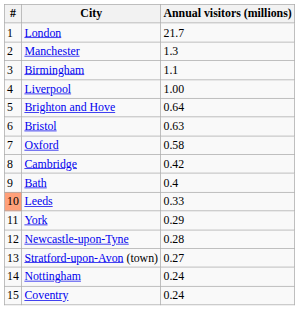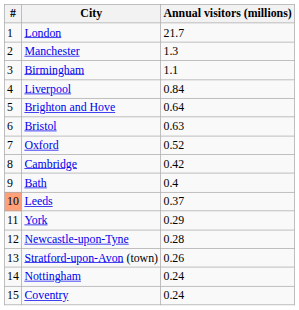(174, 88) 1.00 -> (174, 88) 0.84
(174, 145) 0.58 -> (174, 145) 0.52
(174, 201) 0.33 -> (174, 201) 0.37
(174, 257) 0.27 -> (174, 257) 0.26
